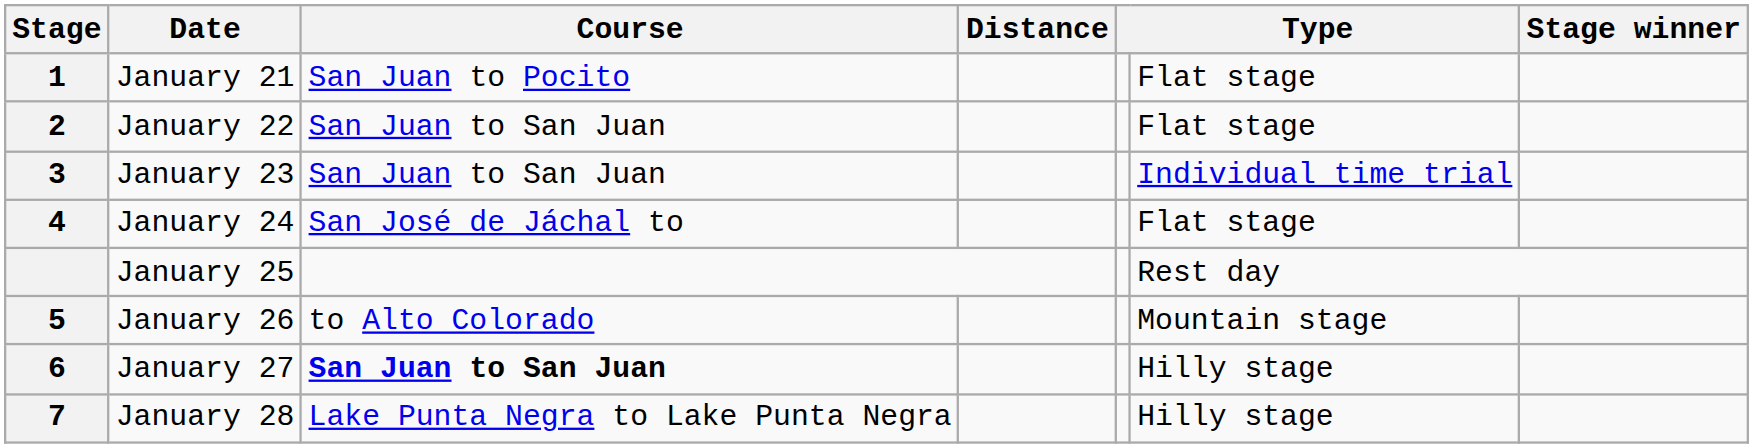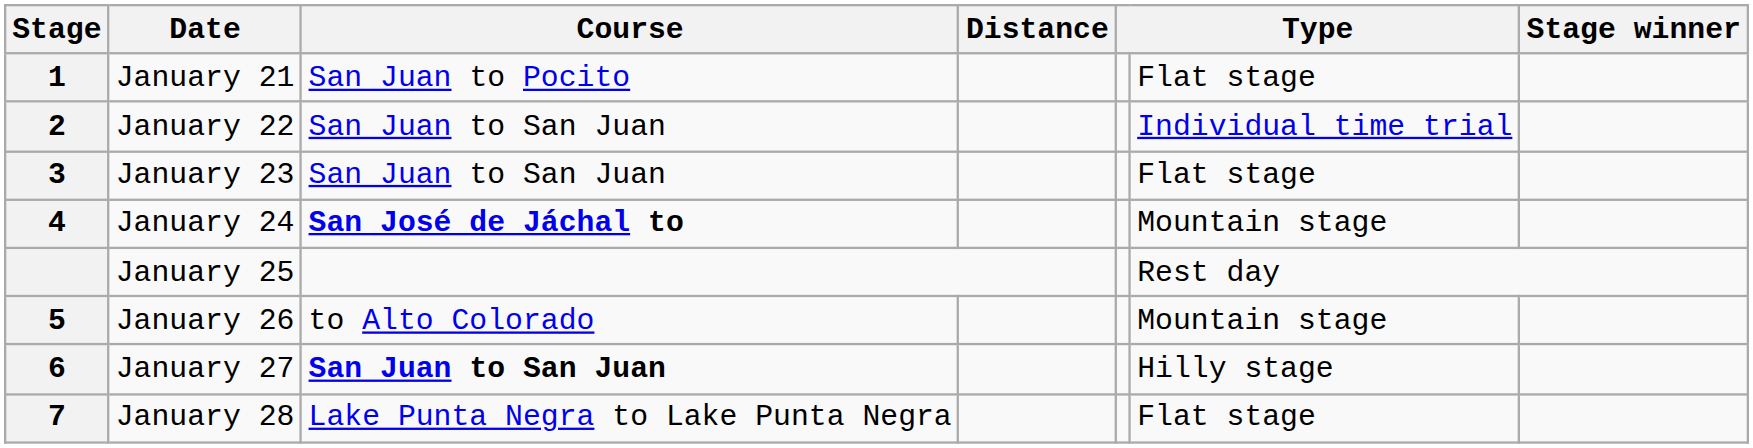(1227, 126) Flat stage -> (1325, 126) Individual time trial
(1325, 175) Individual time trial -> (1227, 175) Flat stage
(496, 223) normal -> (496, 223) bold
(1227, 223) Flat stage -> (1262, 223) Mountain stage
(1235, 418) Hilly stage -> (1227, 418) Flat stage
